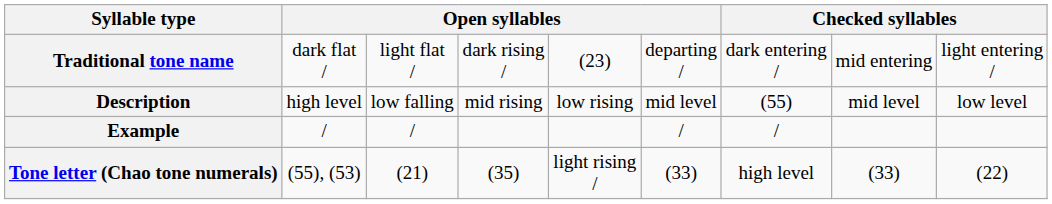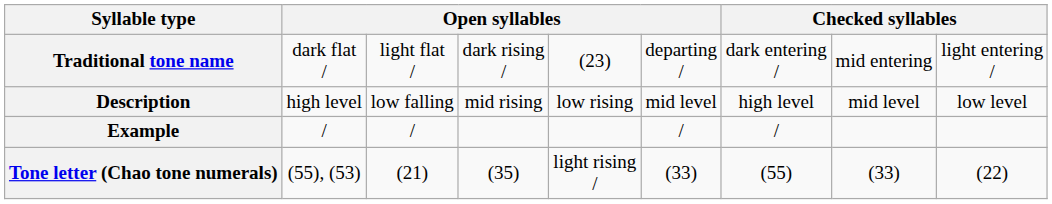(776, 101) (55) -> (776, 101) high level
(776, 172) high level -> (776, 172) (55)
